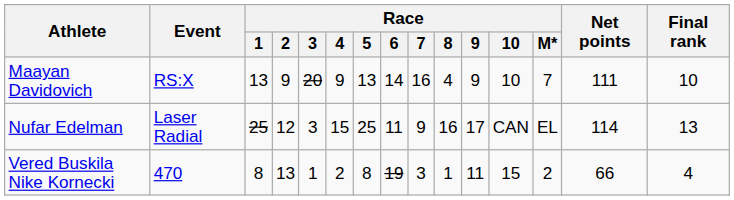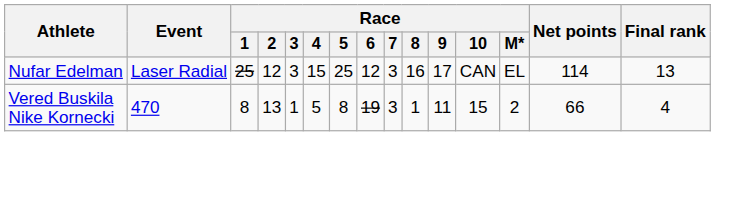- row: (50, 81)
(394, 127) 11 -> (371, 71) 12
(421, 127) 9 -> (393, 71) 3
(340, 173) 2 -> (316, 108) 5
